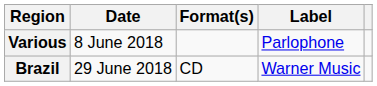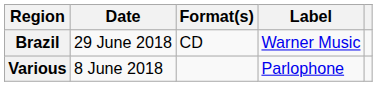rows swapped: (37, 42) <-> (37, 68)
